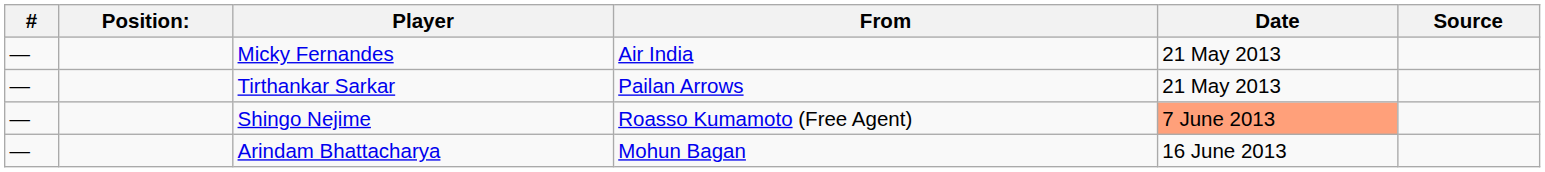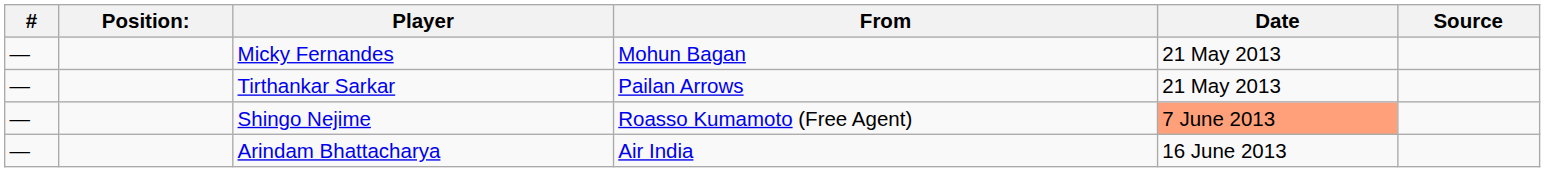(656, 54) Air India -> (682, 54) Mohun Bagan
(682, 151) Mohun Bagan -> (656, 151) Air India
